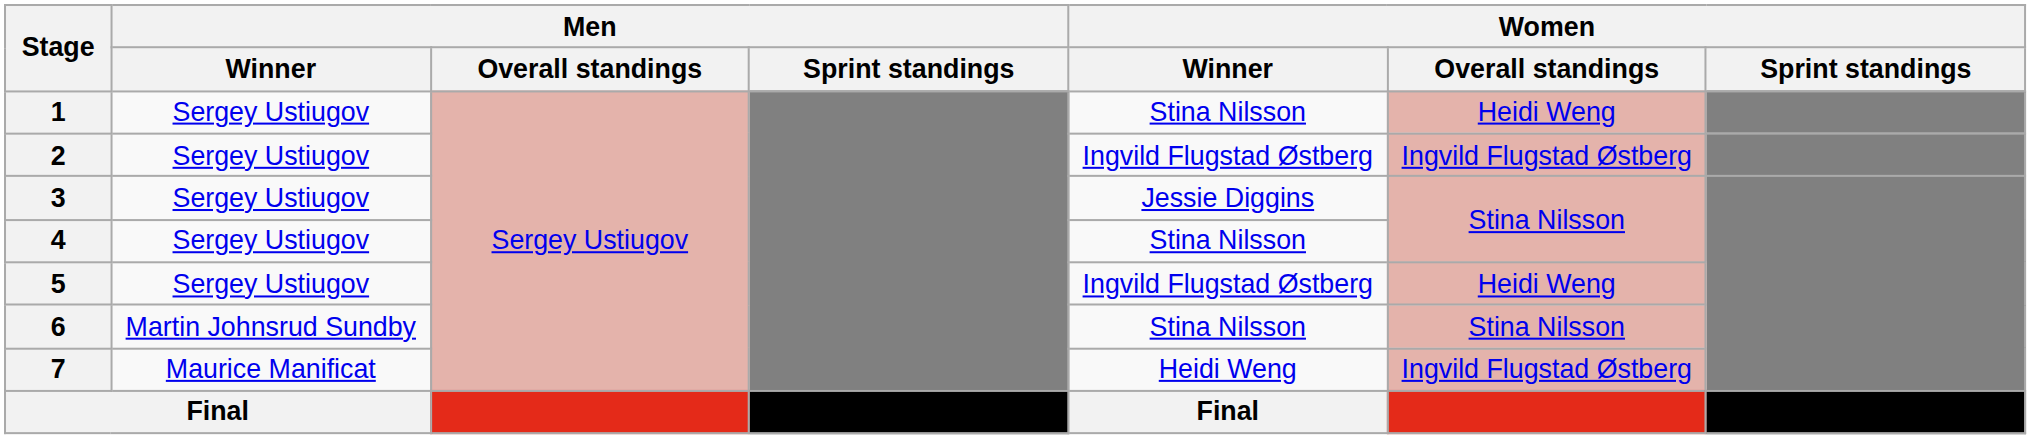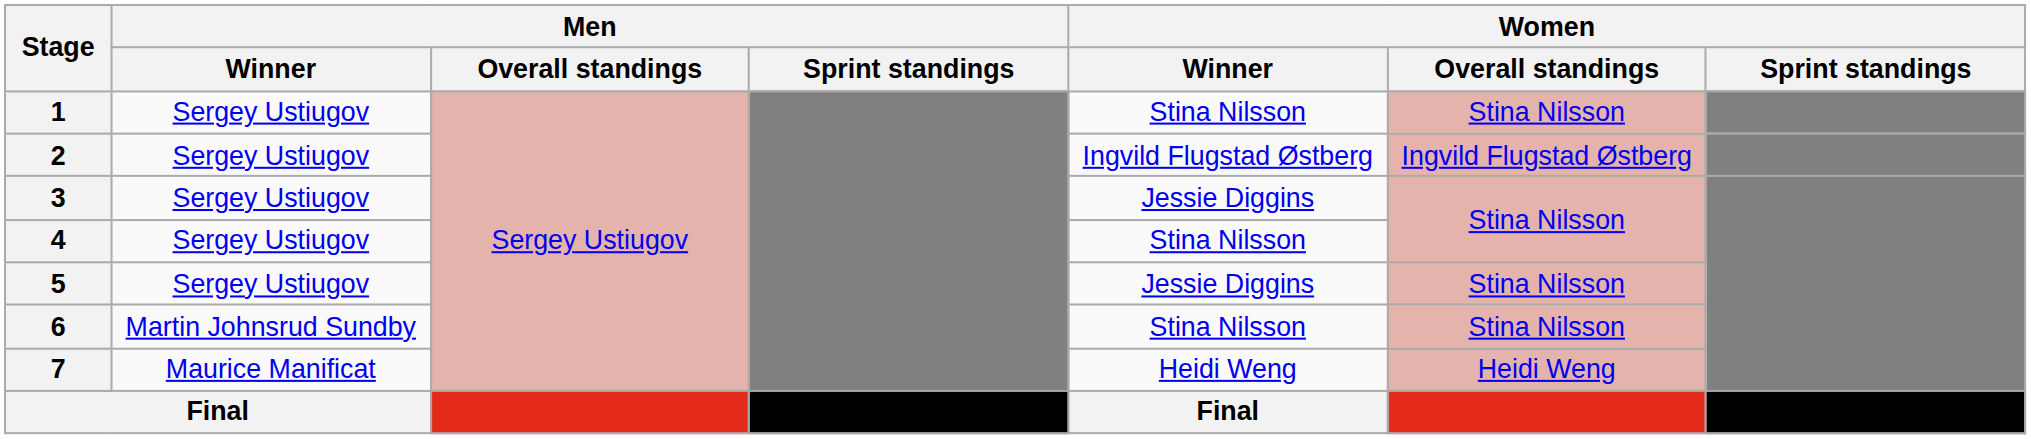(1547, 112) Heidi Weng -> (1547, 112) Stina Nilsson
(1228, 284) Ingvild Flugstad Østberg -> (1228, 284) Jessie Diggins
(1547, 284) Heidi Weng -> (1547, 284) Stina Nilsson
(1547, 369) Ingvild Flugstad Østberg -> (1547, 369) Heidi Weng
